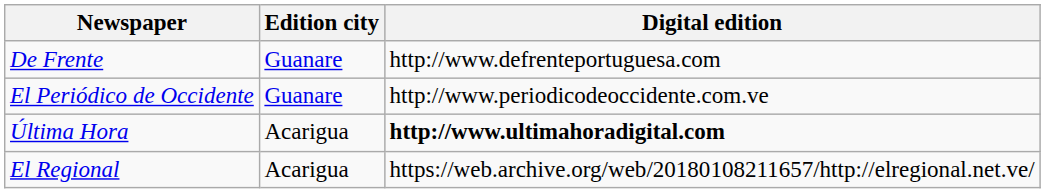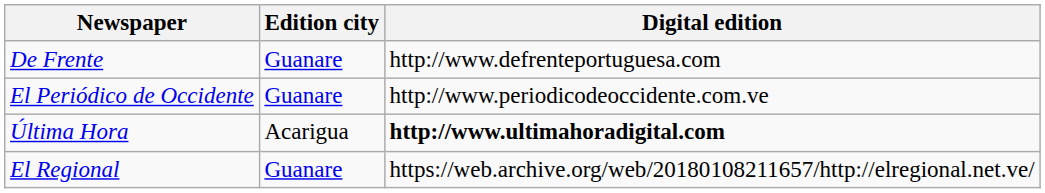(307, 168) Acarigua -> (303, 168) Guanare
